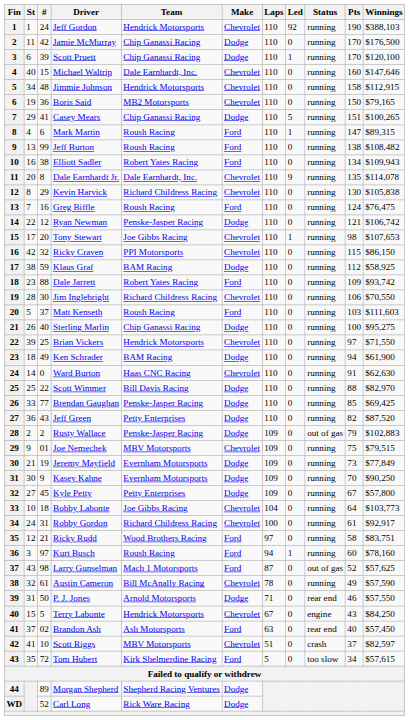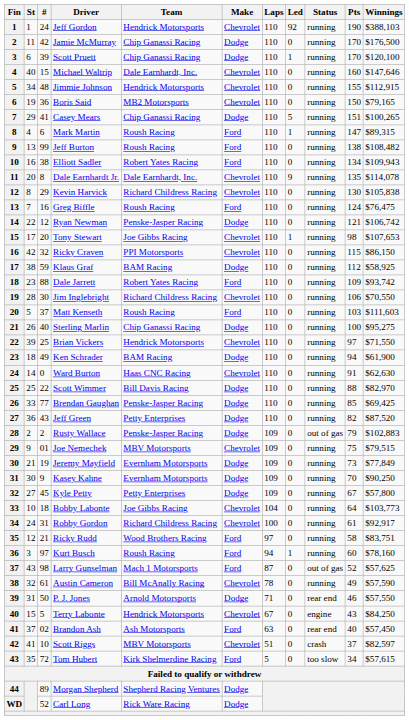(354, 87) 158 -> (354, 87) 155
